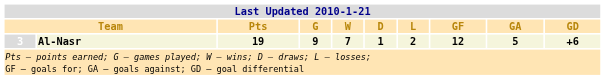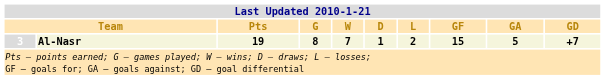(315, 41) 9 -> (315, 41) 8
(458, 41) 12 -> (458, 41) 15
(573, 41) +6 -> (573, 41) +7
